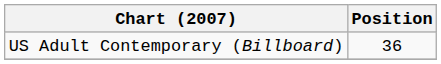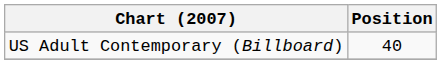(392, 46) 36 -> (392, 46) 40
